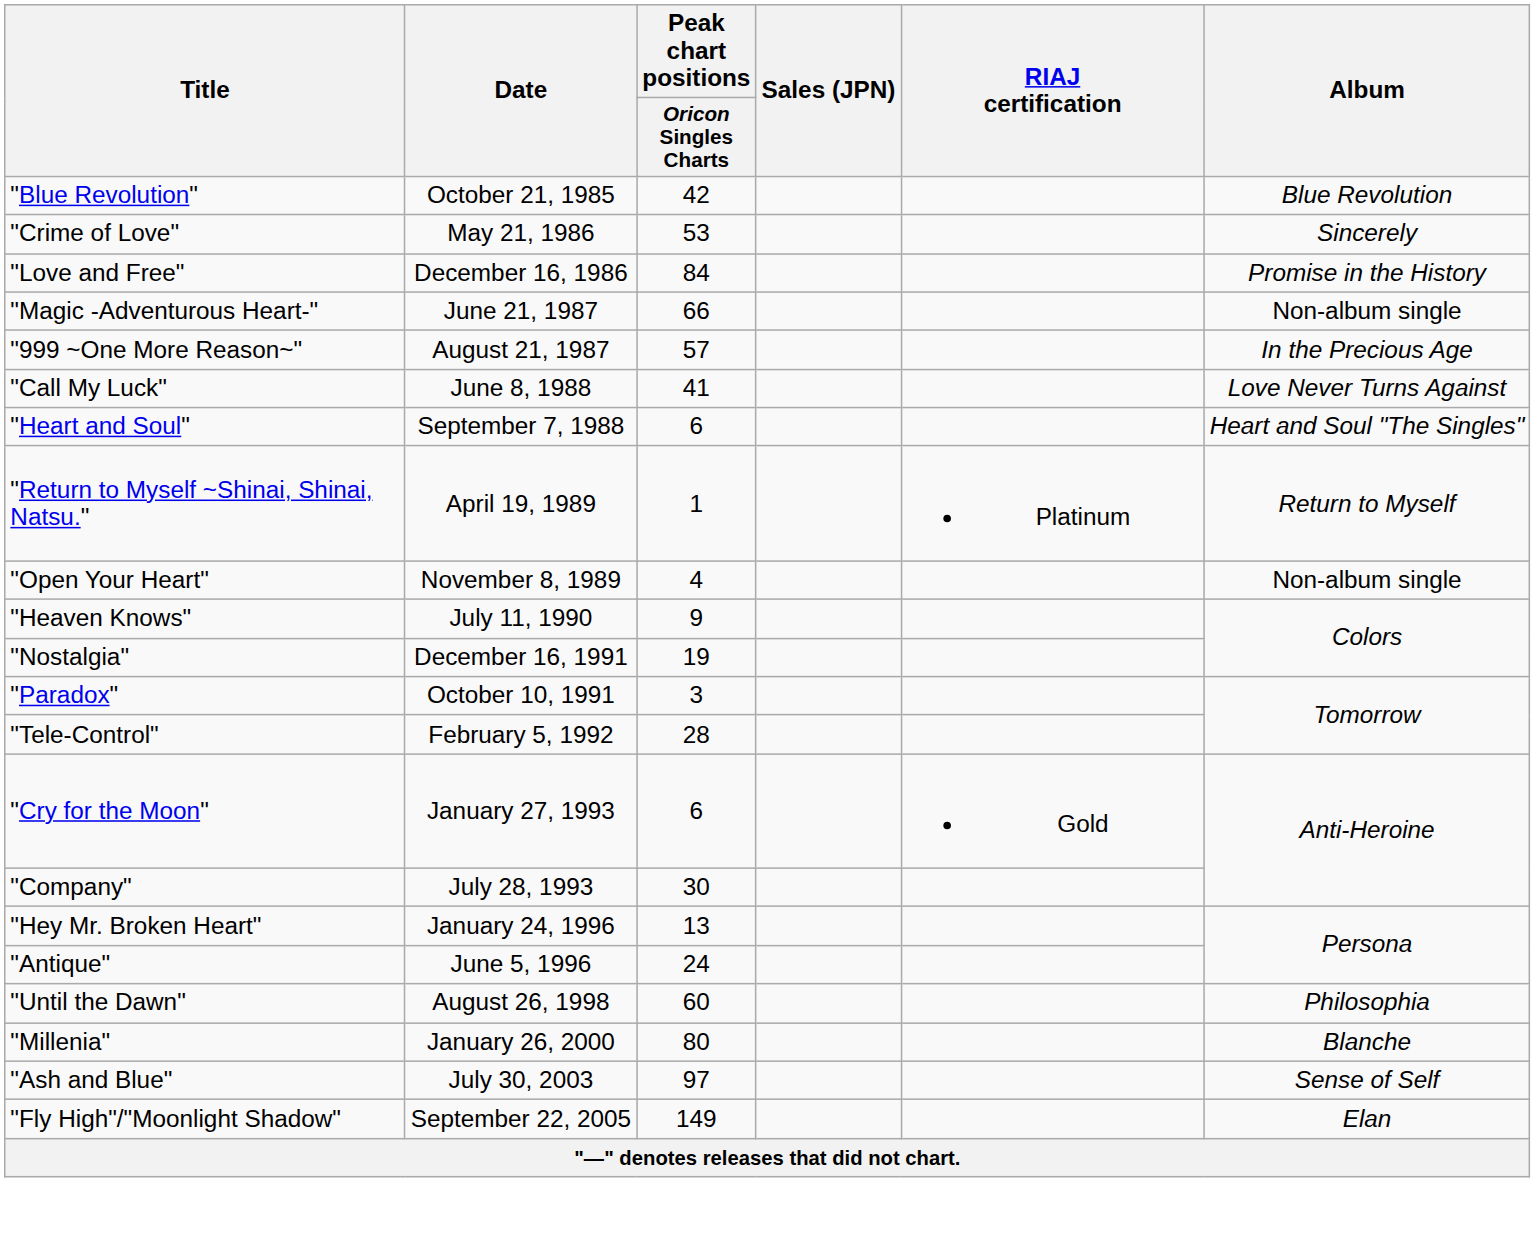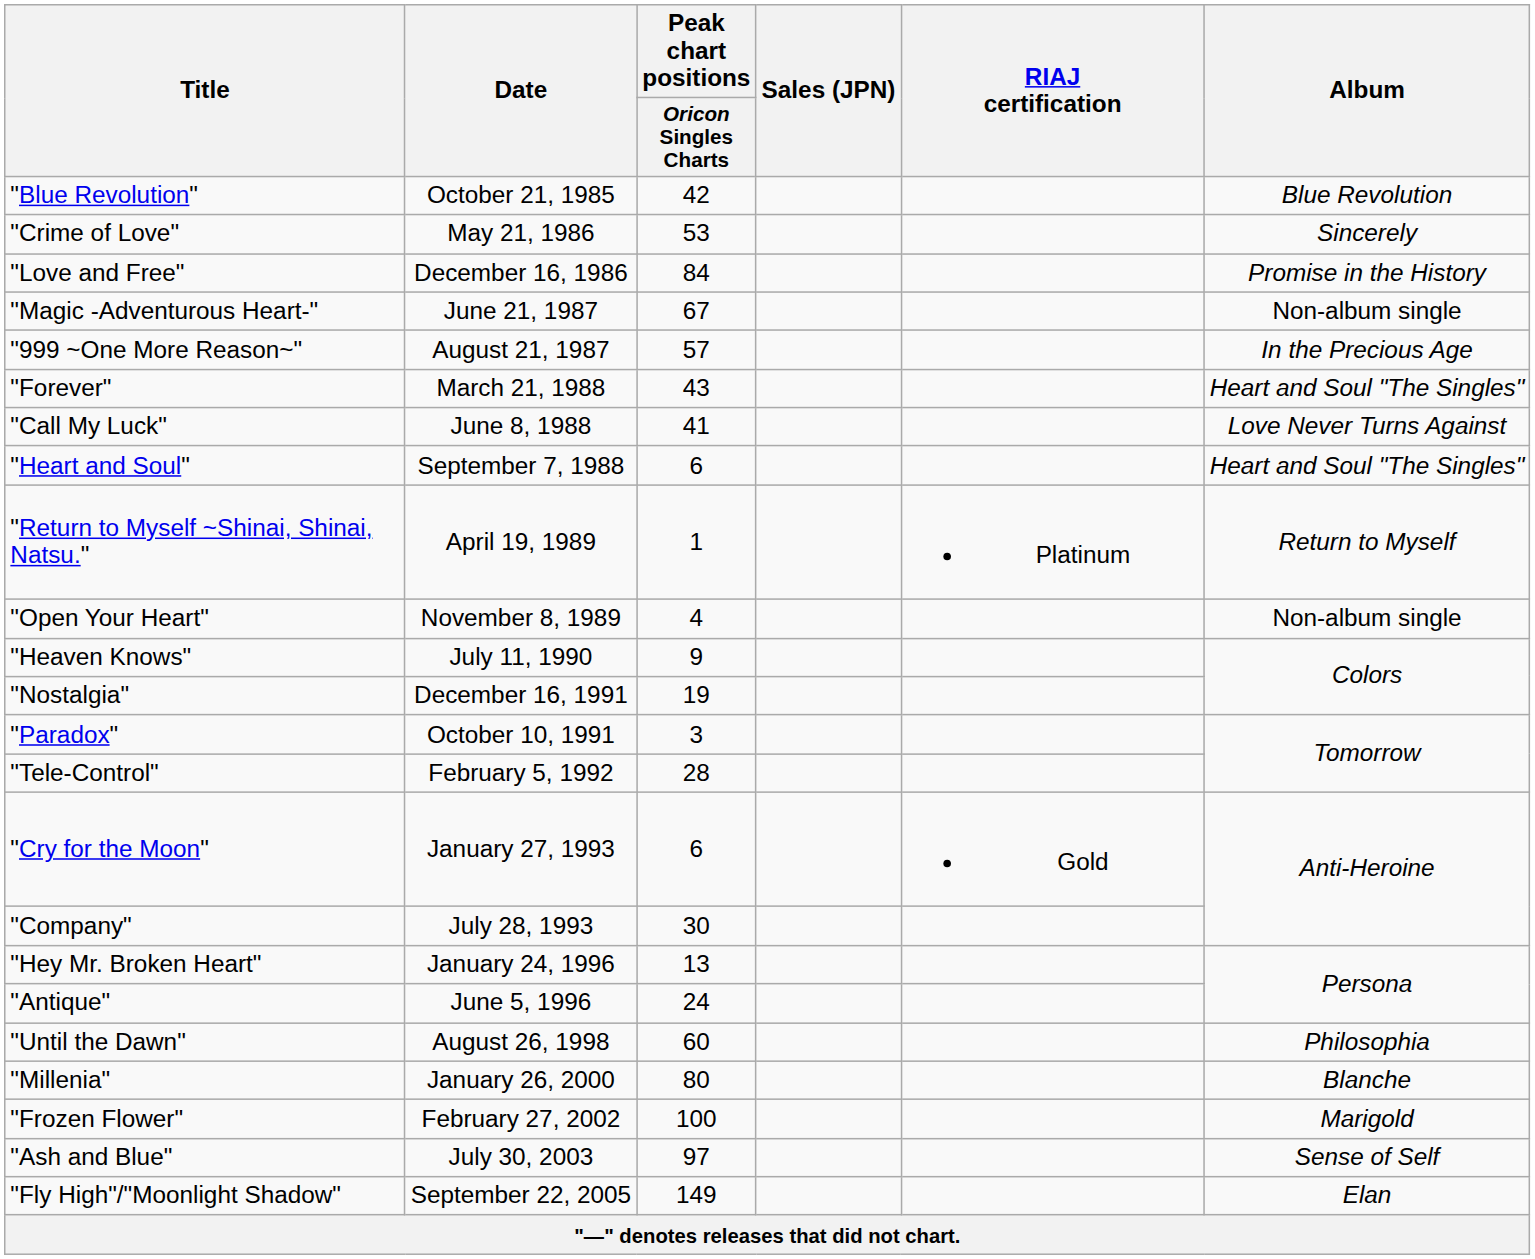(696, 310) 66 -> (696, 310) 67
+ row: (61, 388)
+ row: (97, 1118)
